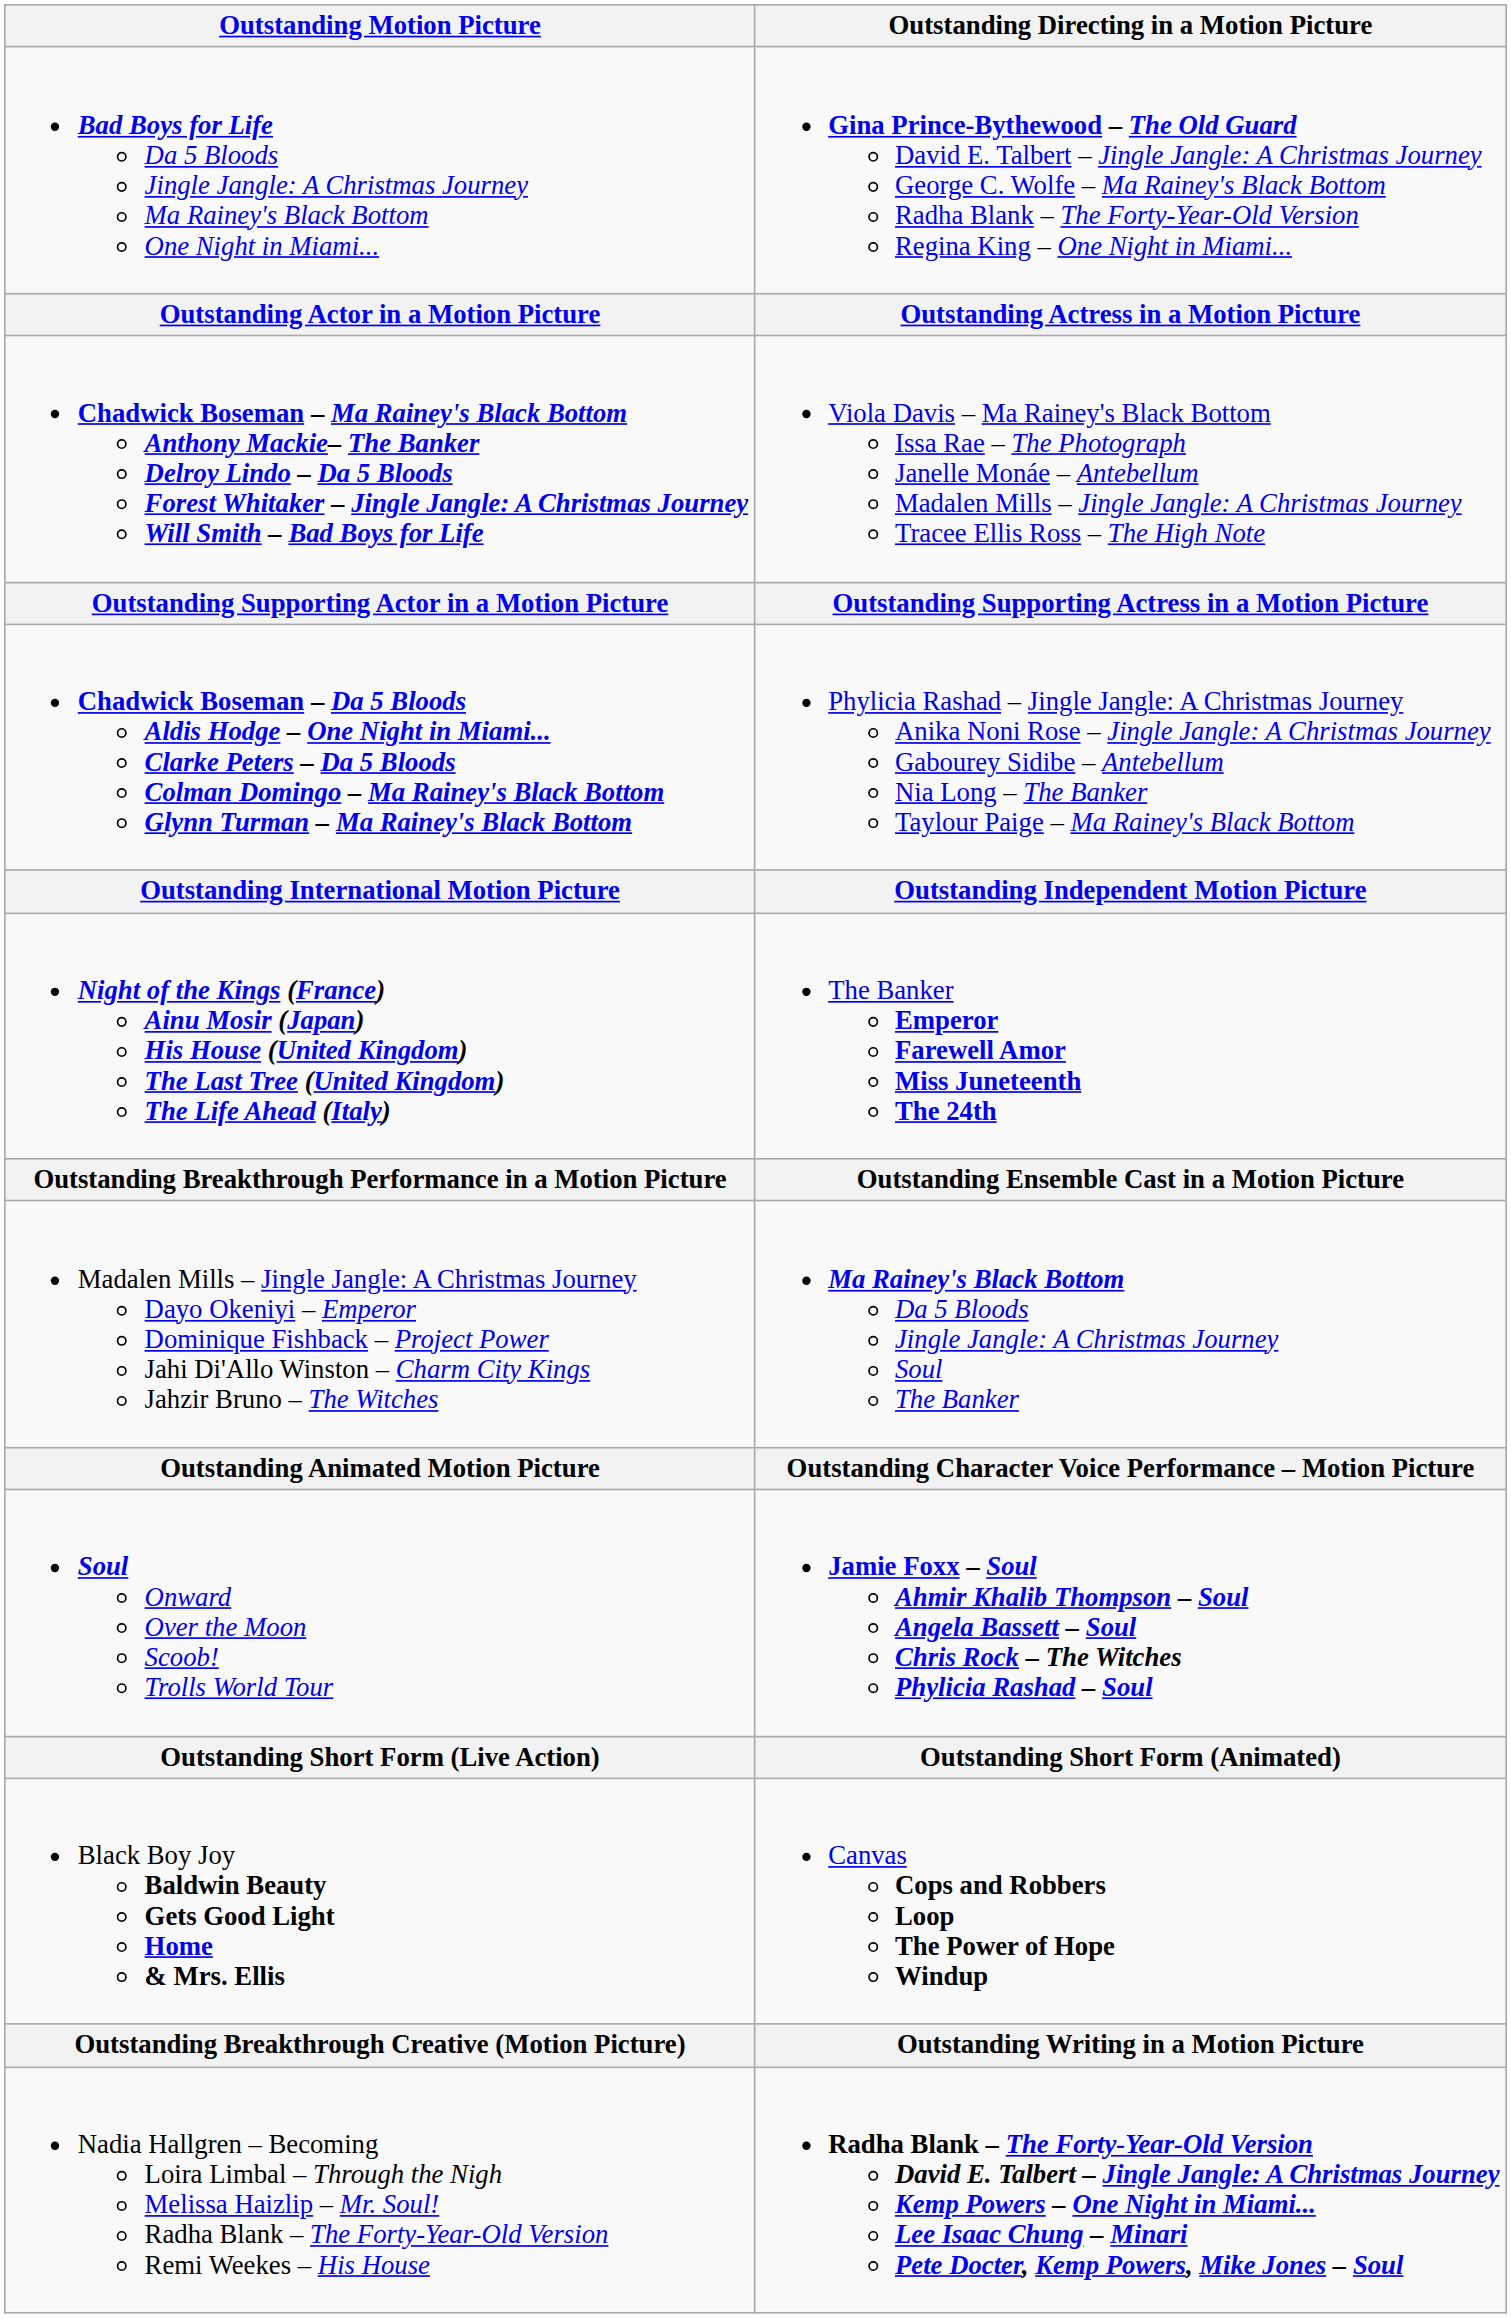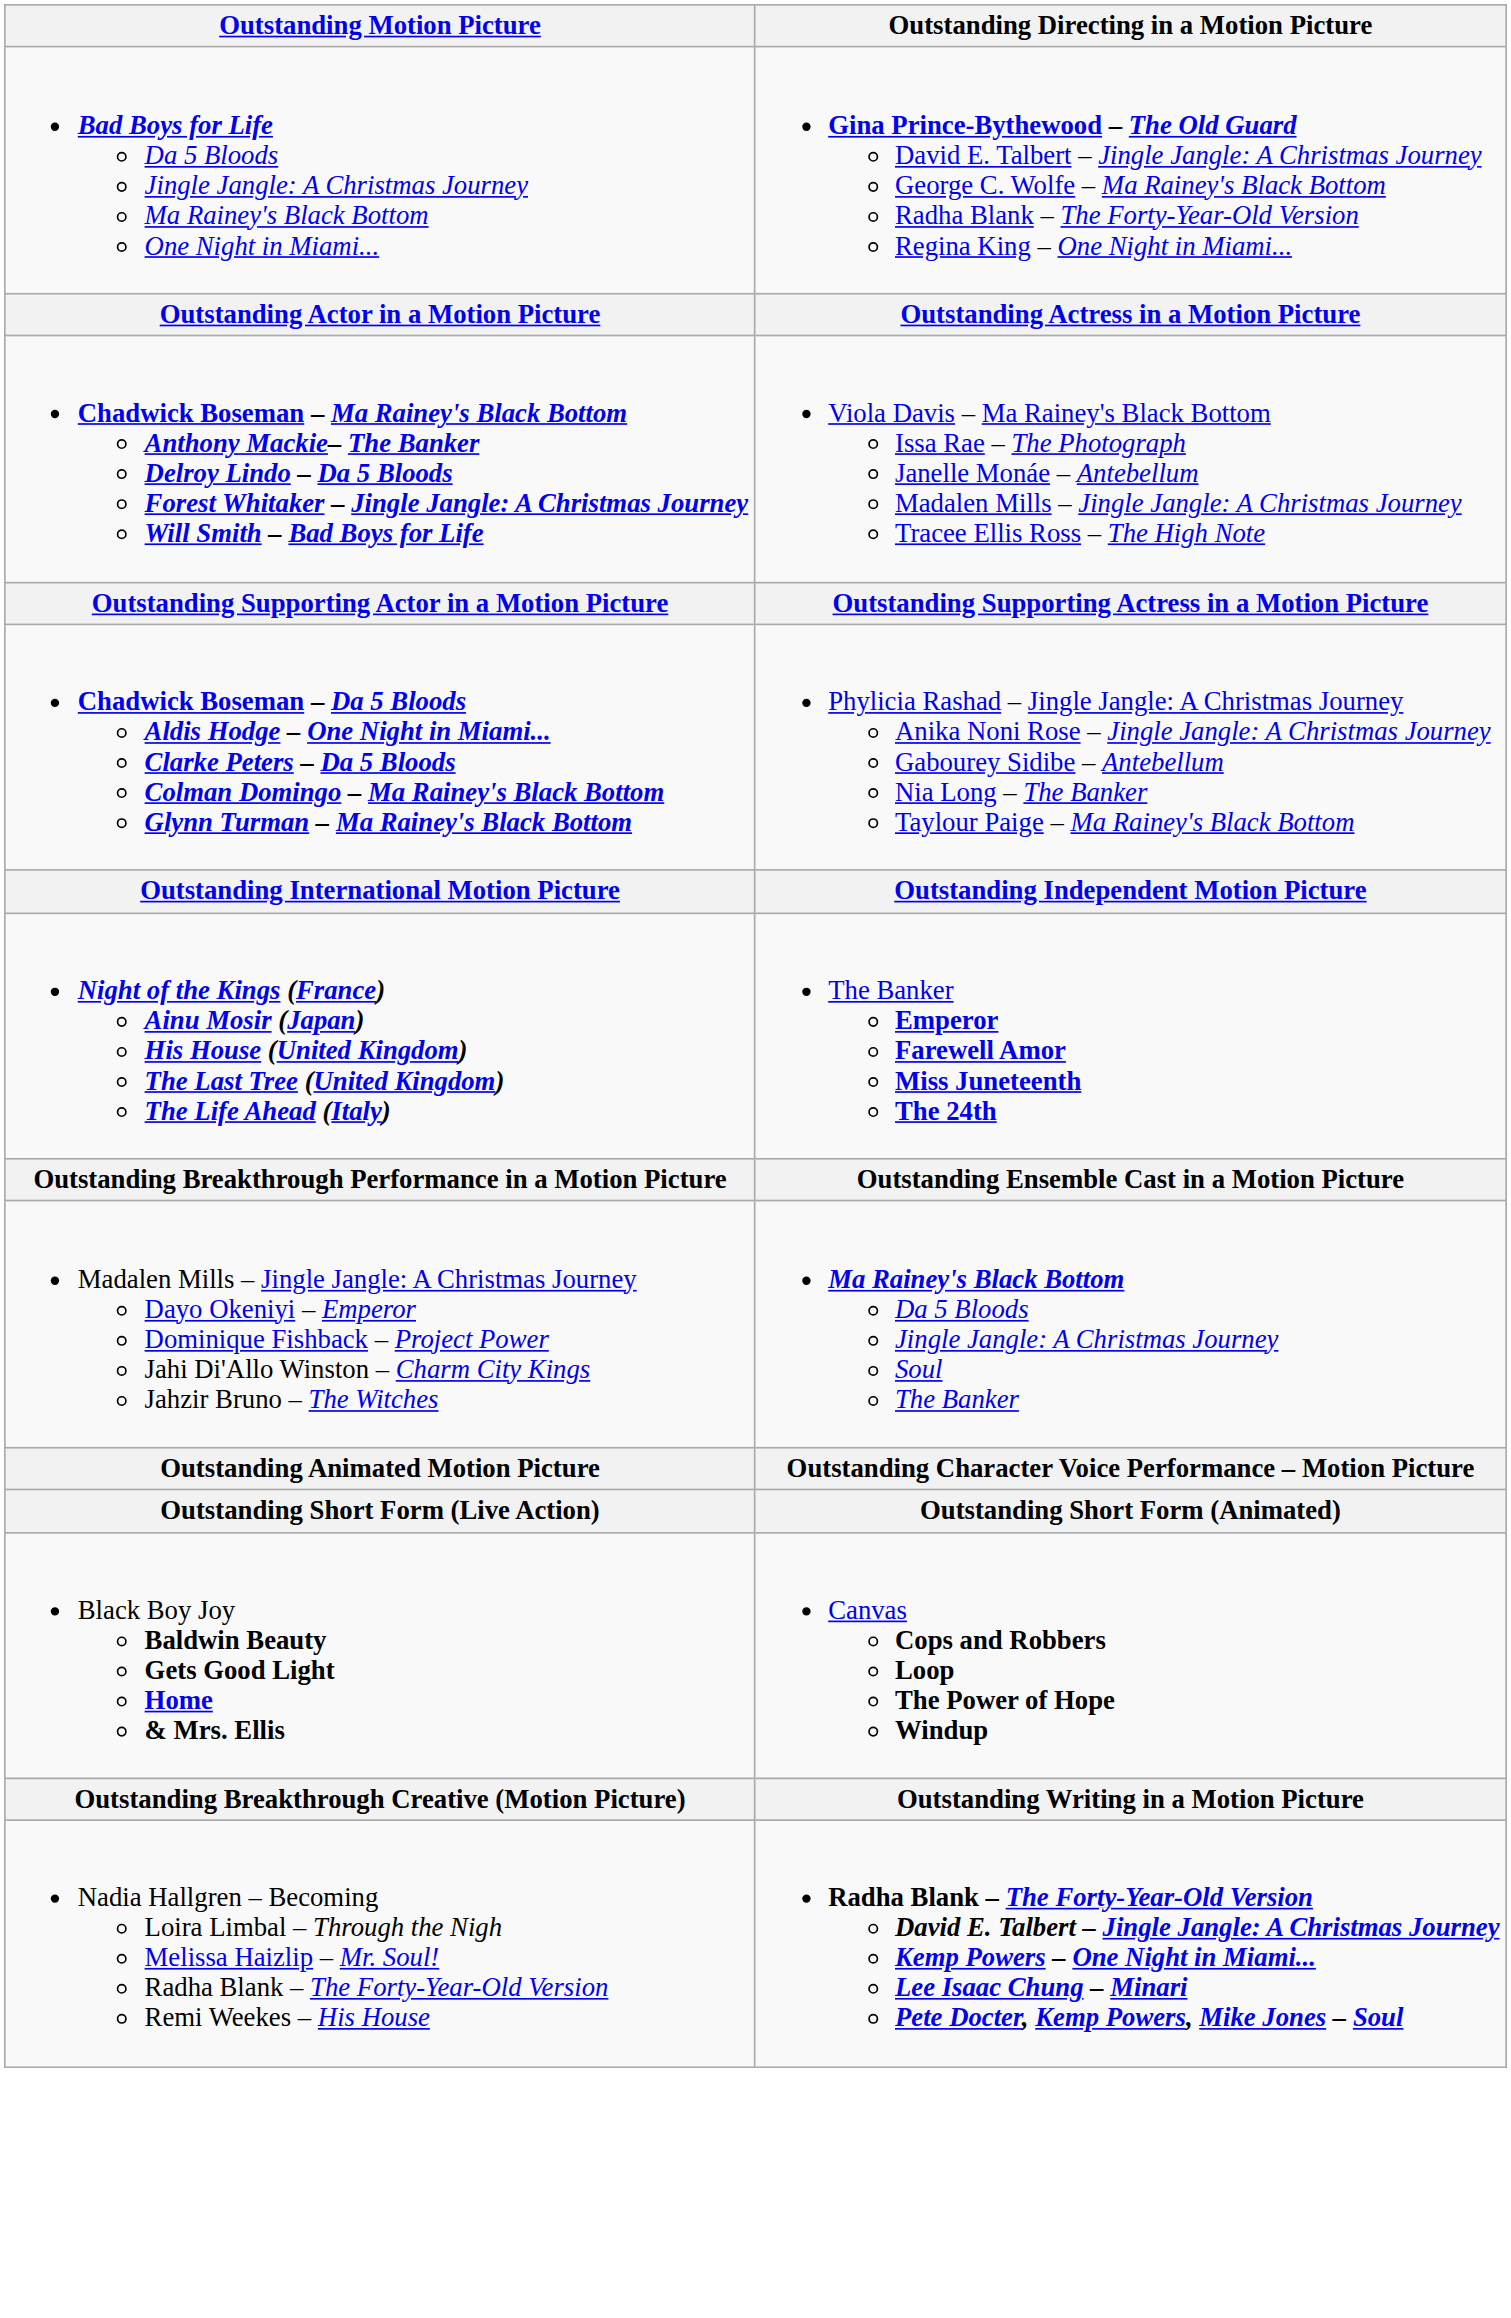- row: (380, 1628)
